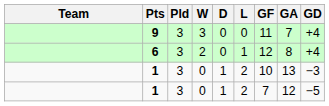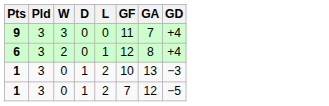- column: (74, 14)
